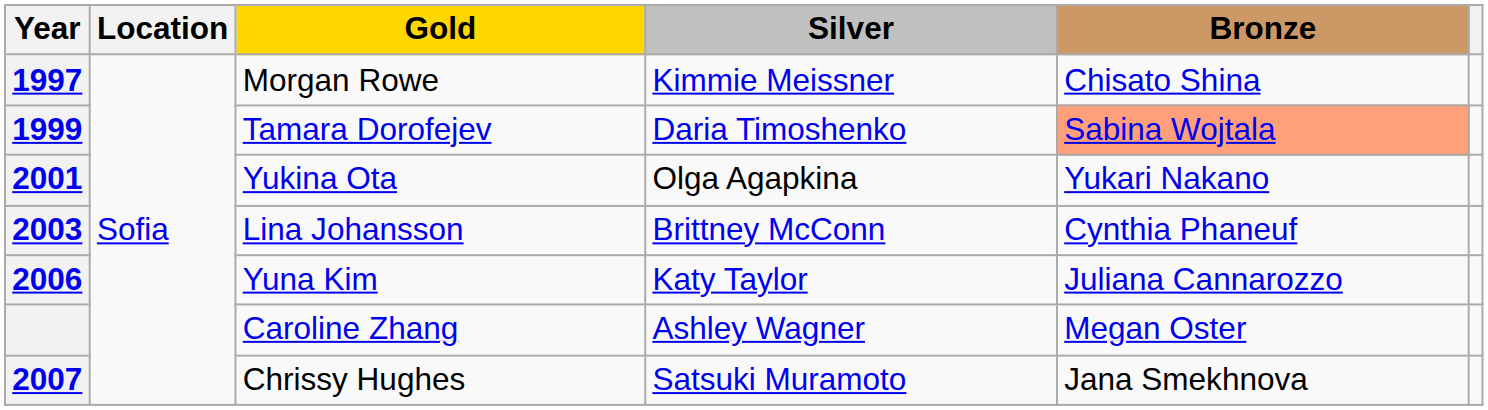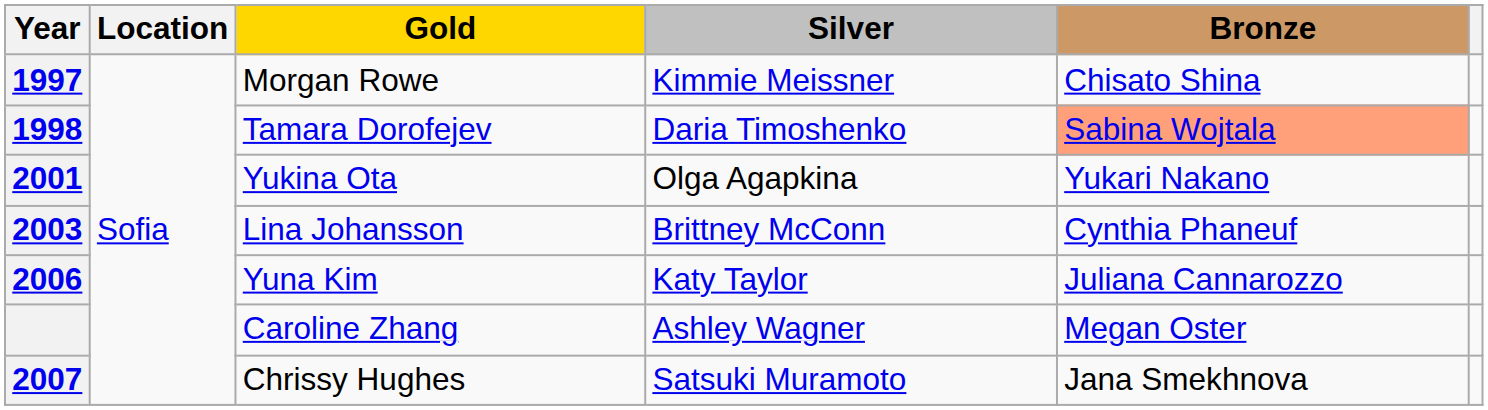(47, 129) 1999 -> (47, 129) 1998
